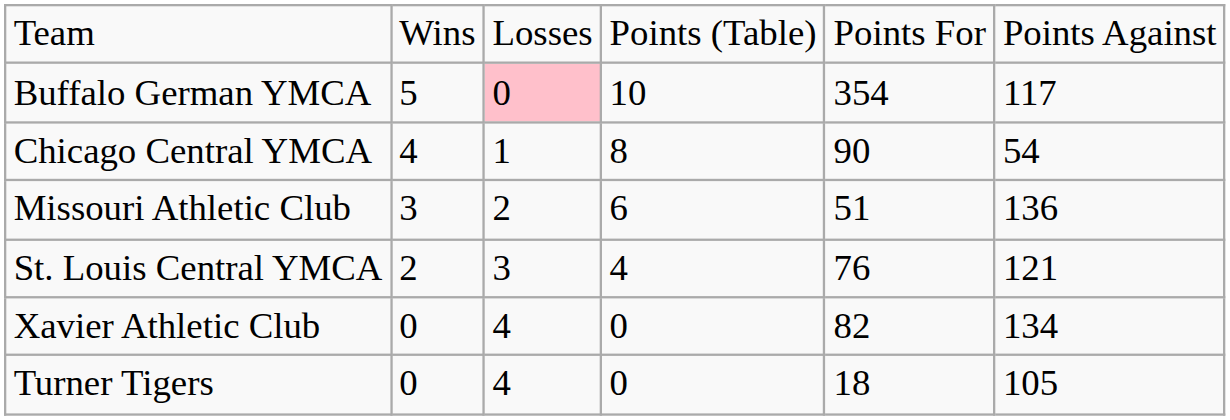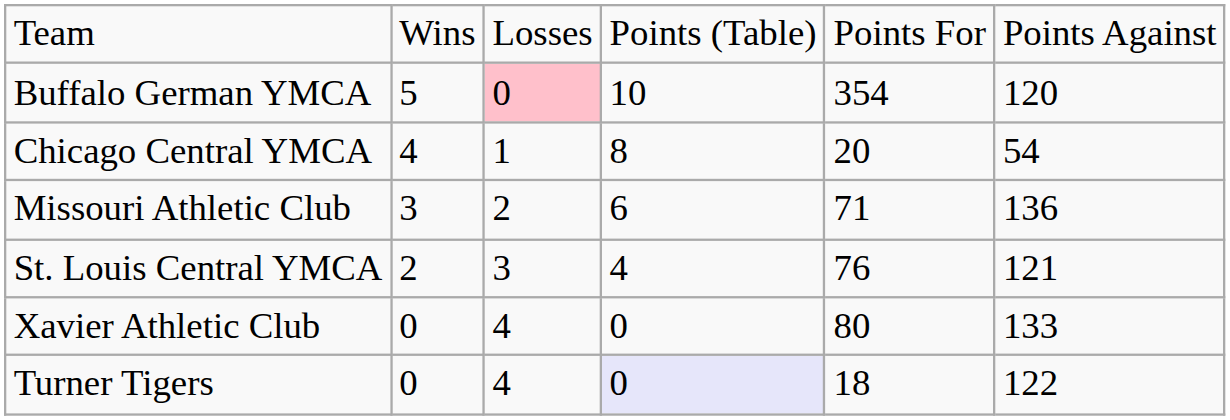(1030, 92) 117 -> (1030, 92) 120
(852, 150) 90 -> (852, 150) 20
(852, 208) 51 -> (852, 208) 71
(852, 325) 82 -> (852, 325) 80
(1030, 325) 134 -> (1030, 325) 133
(619, 383) no background -> (619, 383) lavender background
(1030, 383) 105 -> (1030, 383) 122
